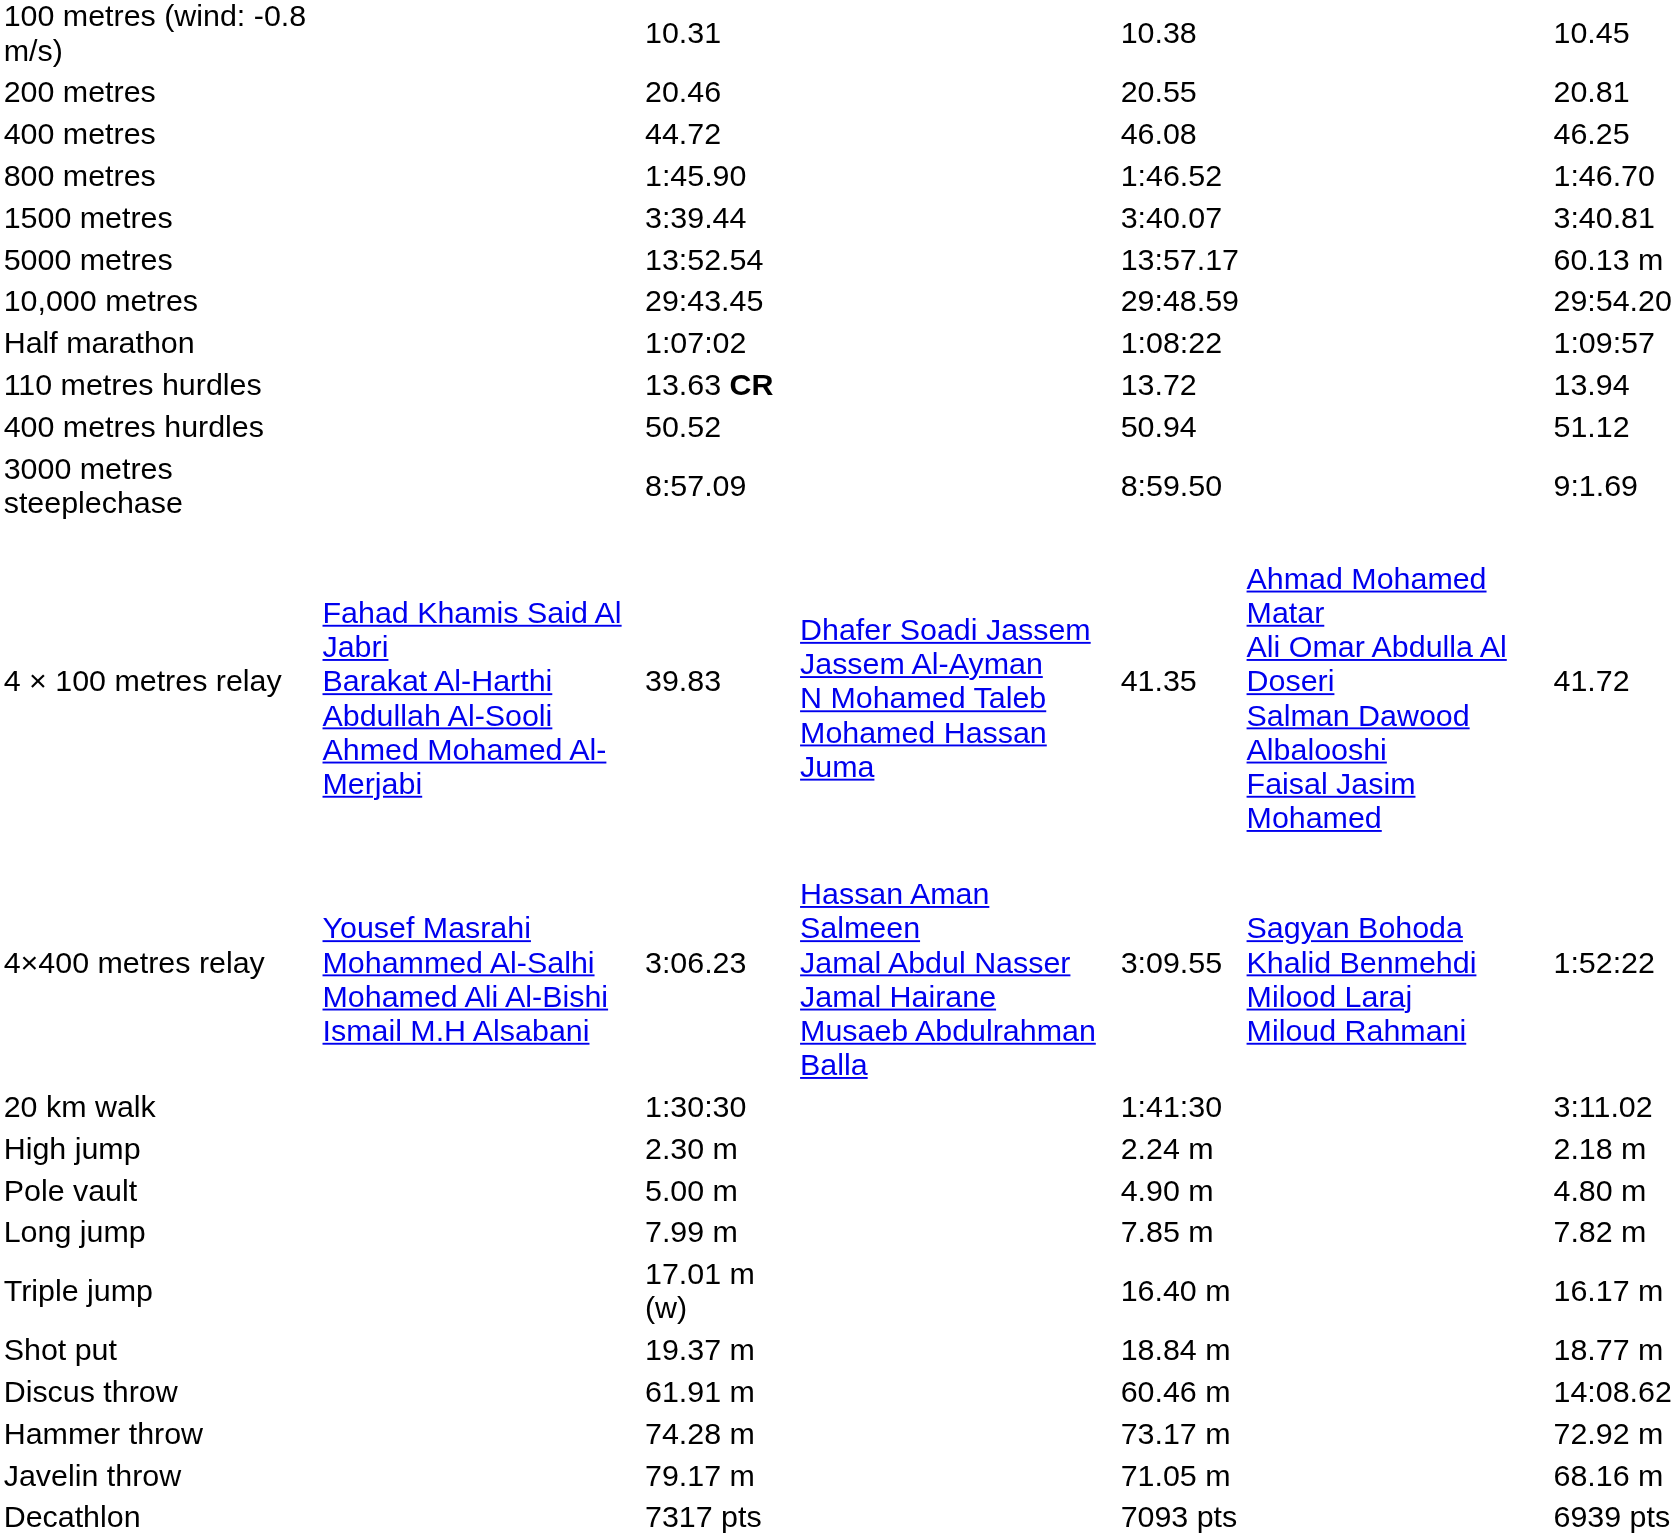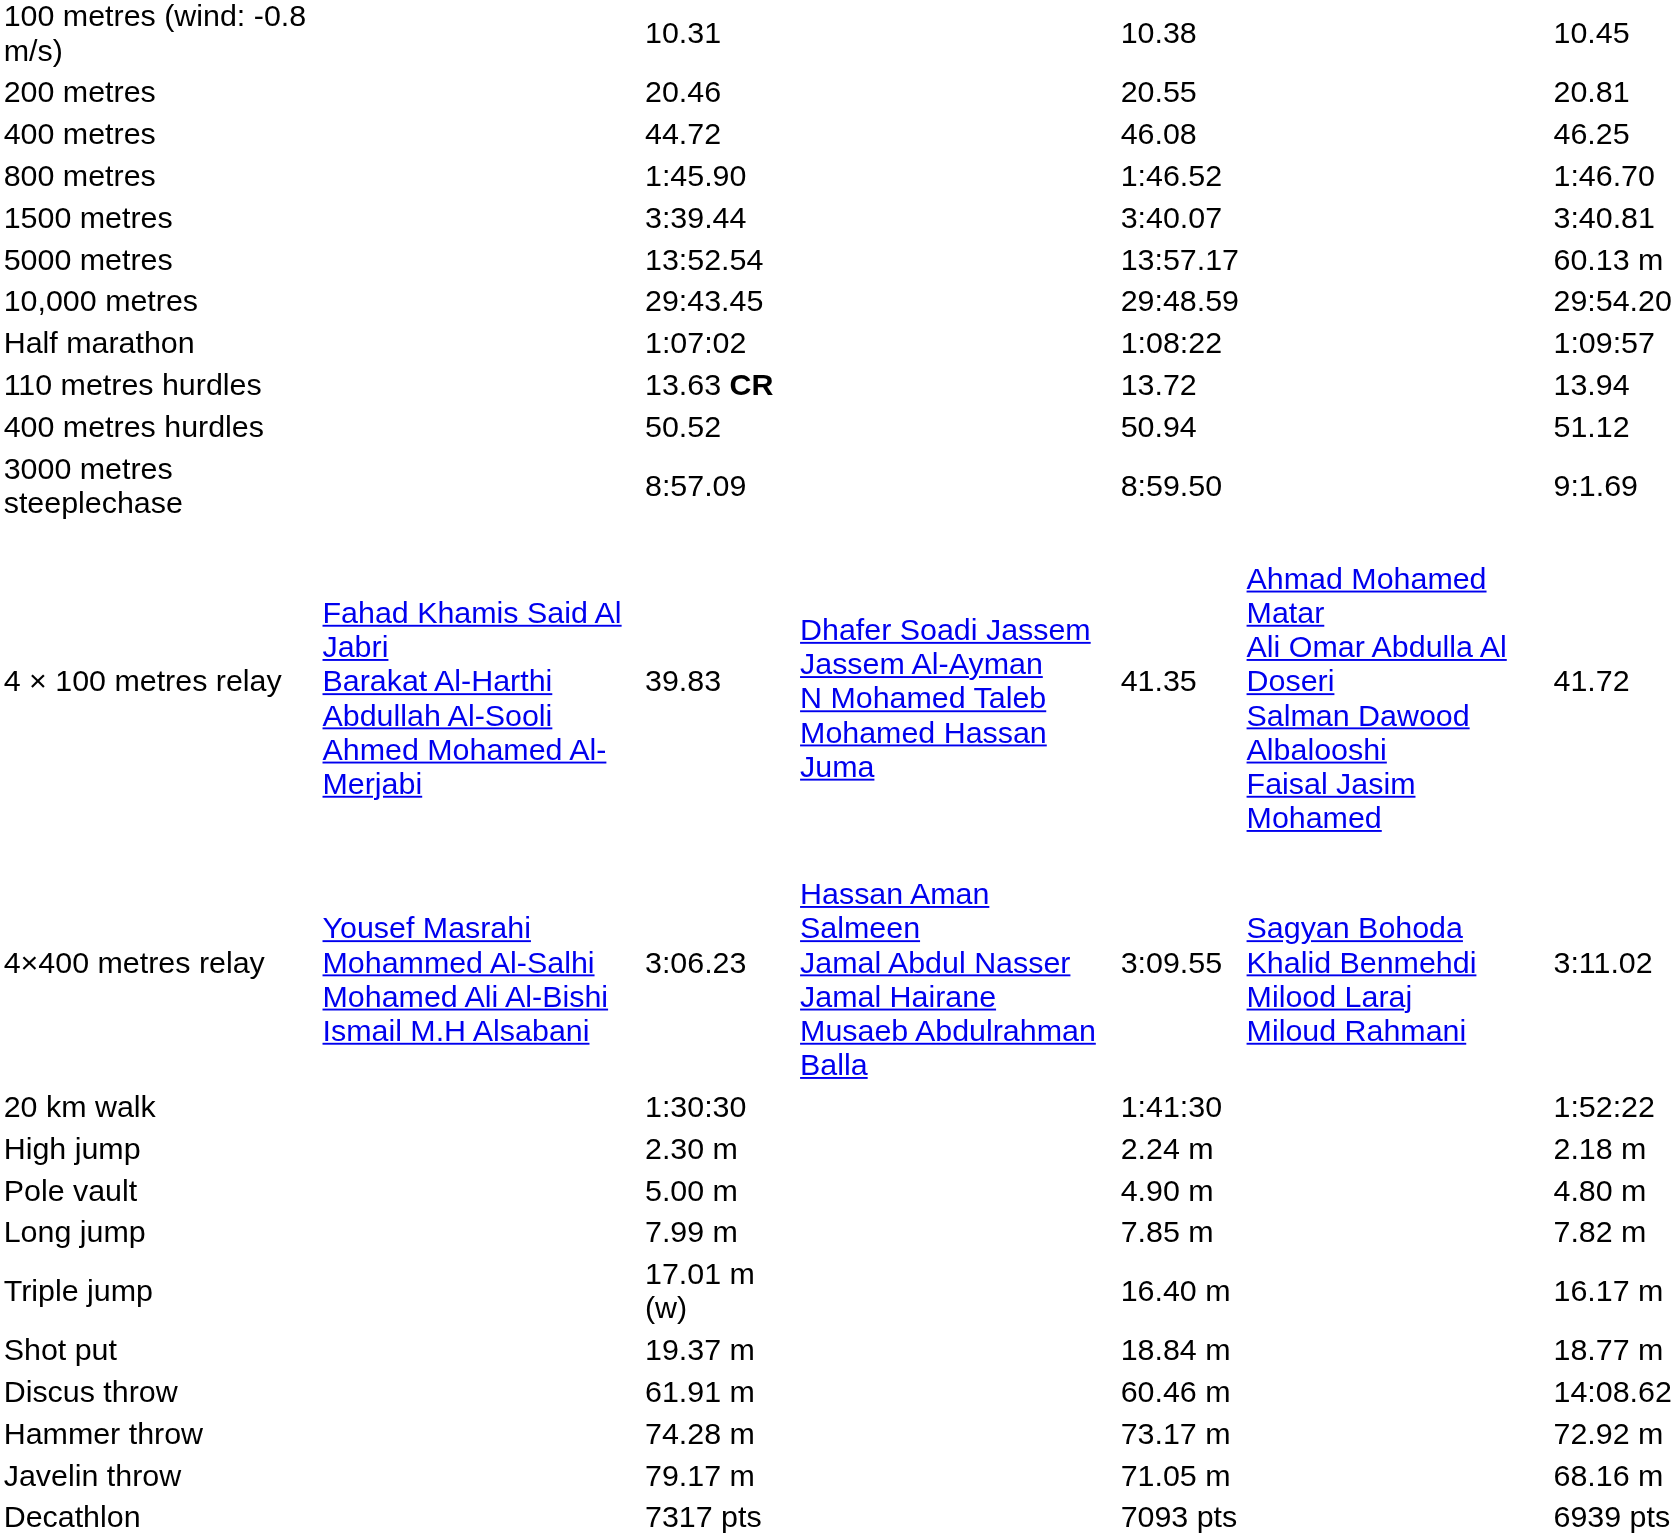(1604, 962) 1:52:22 -> (1603, 962) 3:11.02
(1603, 1106) 3:11.02 -> (1604, 1106) 1:52:22
